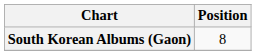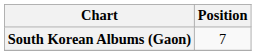(223, 38) 8 -> (223, 38) 7
